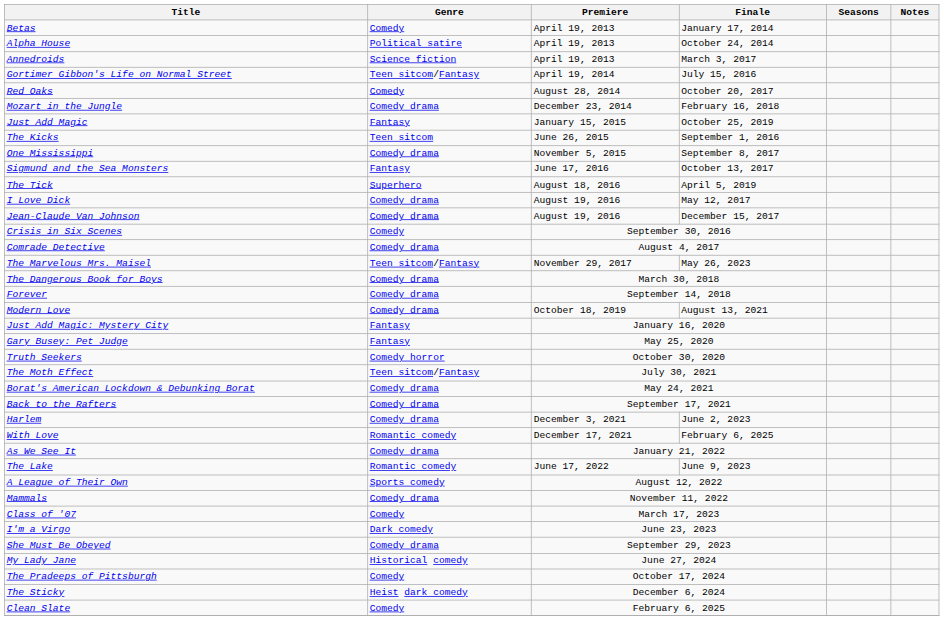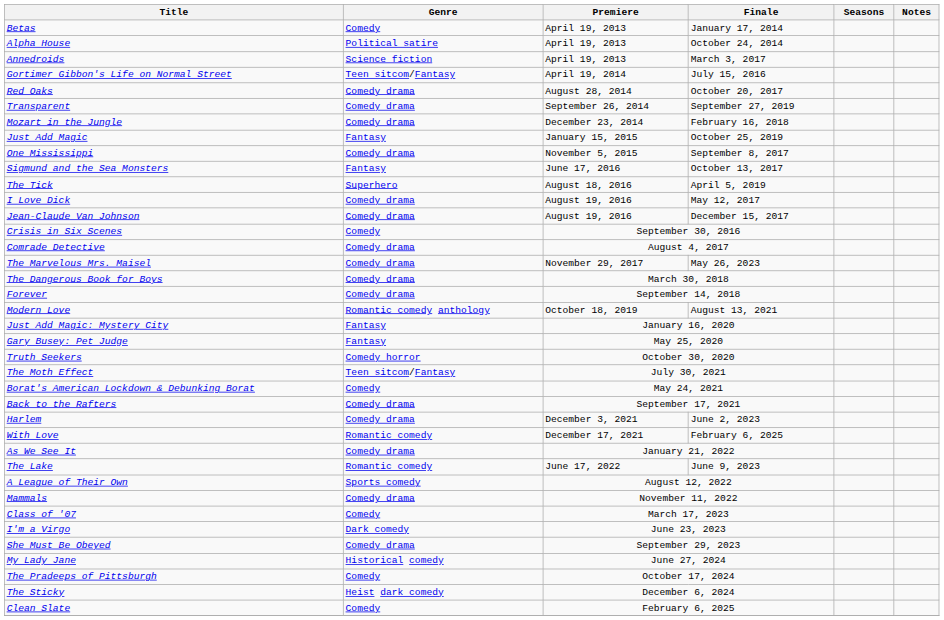(387, 91) Comedy -> (380, 91) Comedy drama
+ row: (38, 106)
- row: (33, 138)
(424, 263) Teen sitcom/Fantasy -> (380, 263) Comedy drama
(404, 310) Comedy drama -> (418, 310) Romantic comedy anthology
(404, 388) Comedy drama -> (363, 388) Comedy
